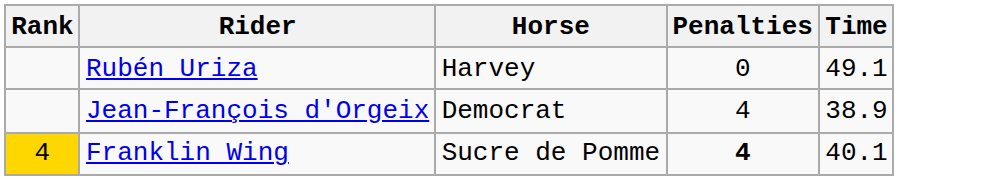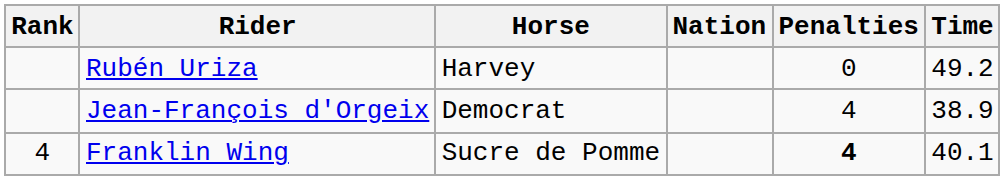+ column: (719, 26)
(856, 69) 49.1 -> (962, 69) 49.2
(42, 153) gold background -> (42, 153) no background
